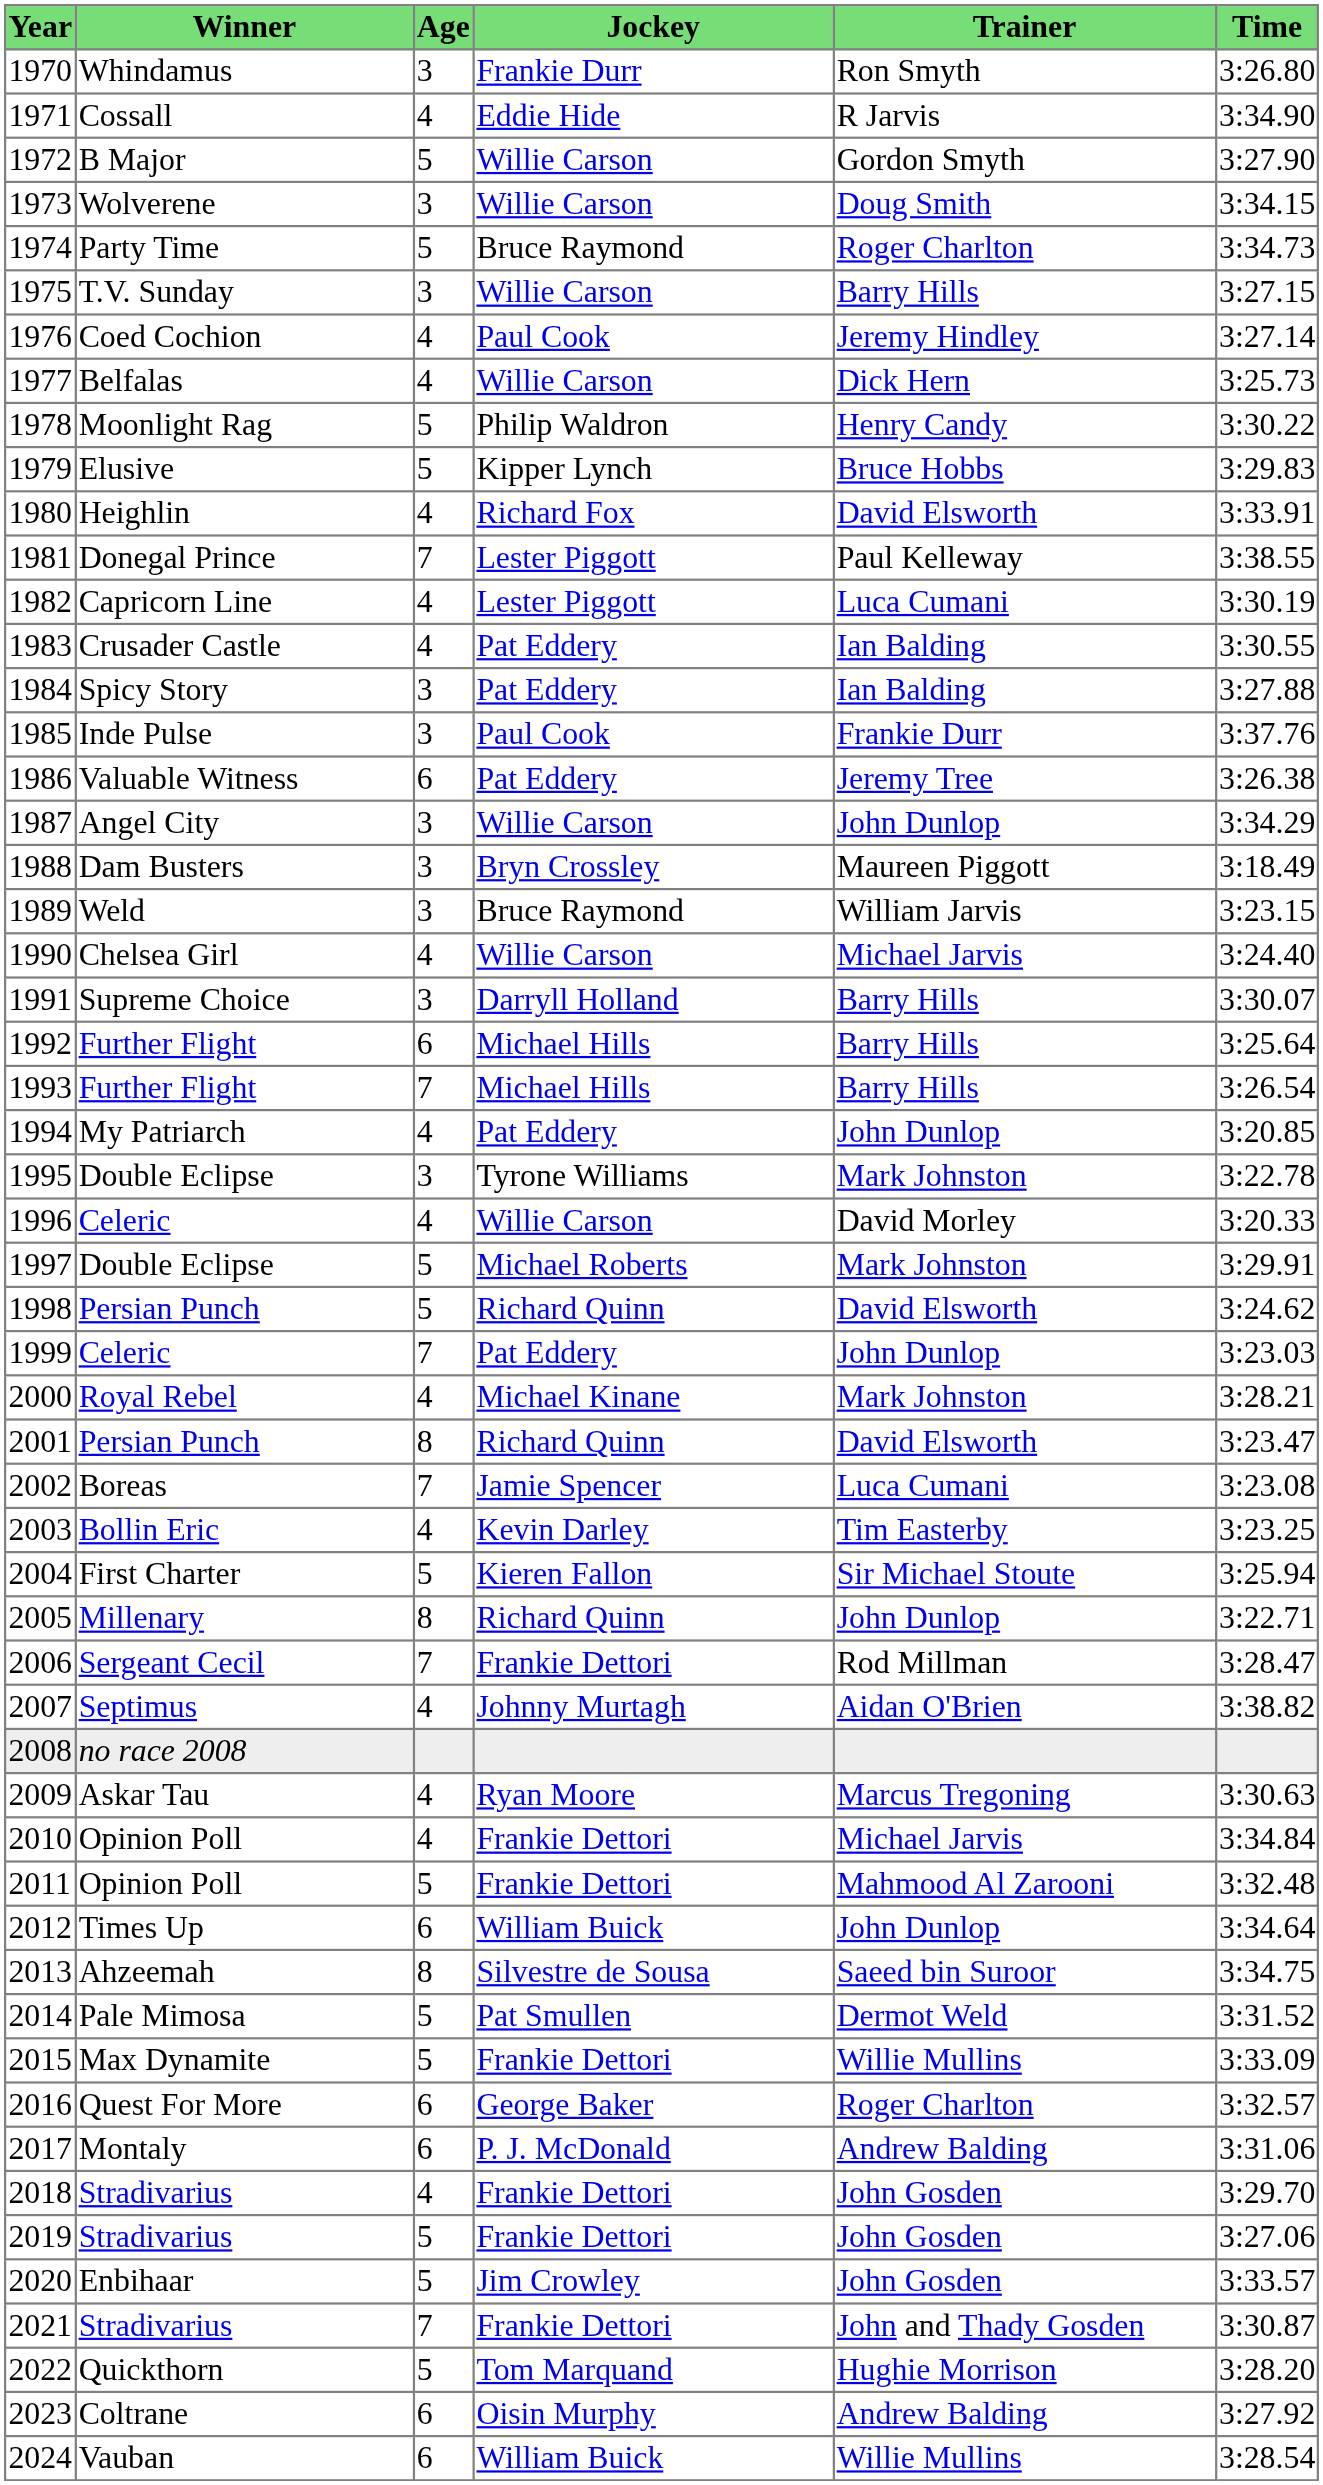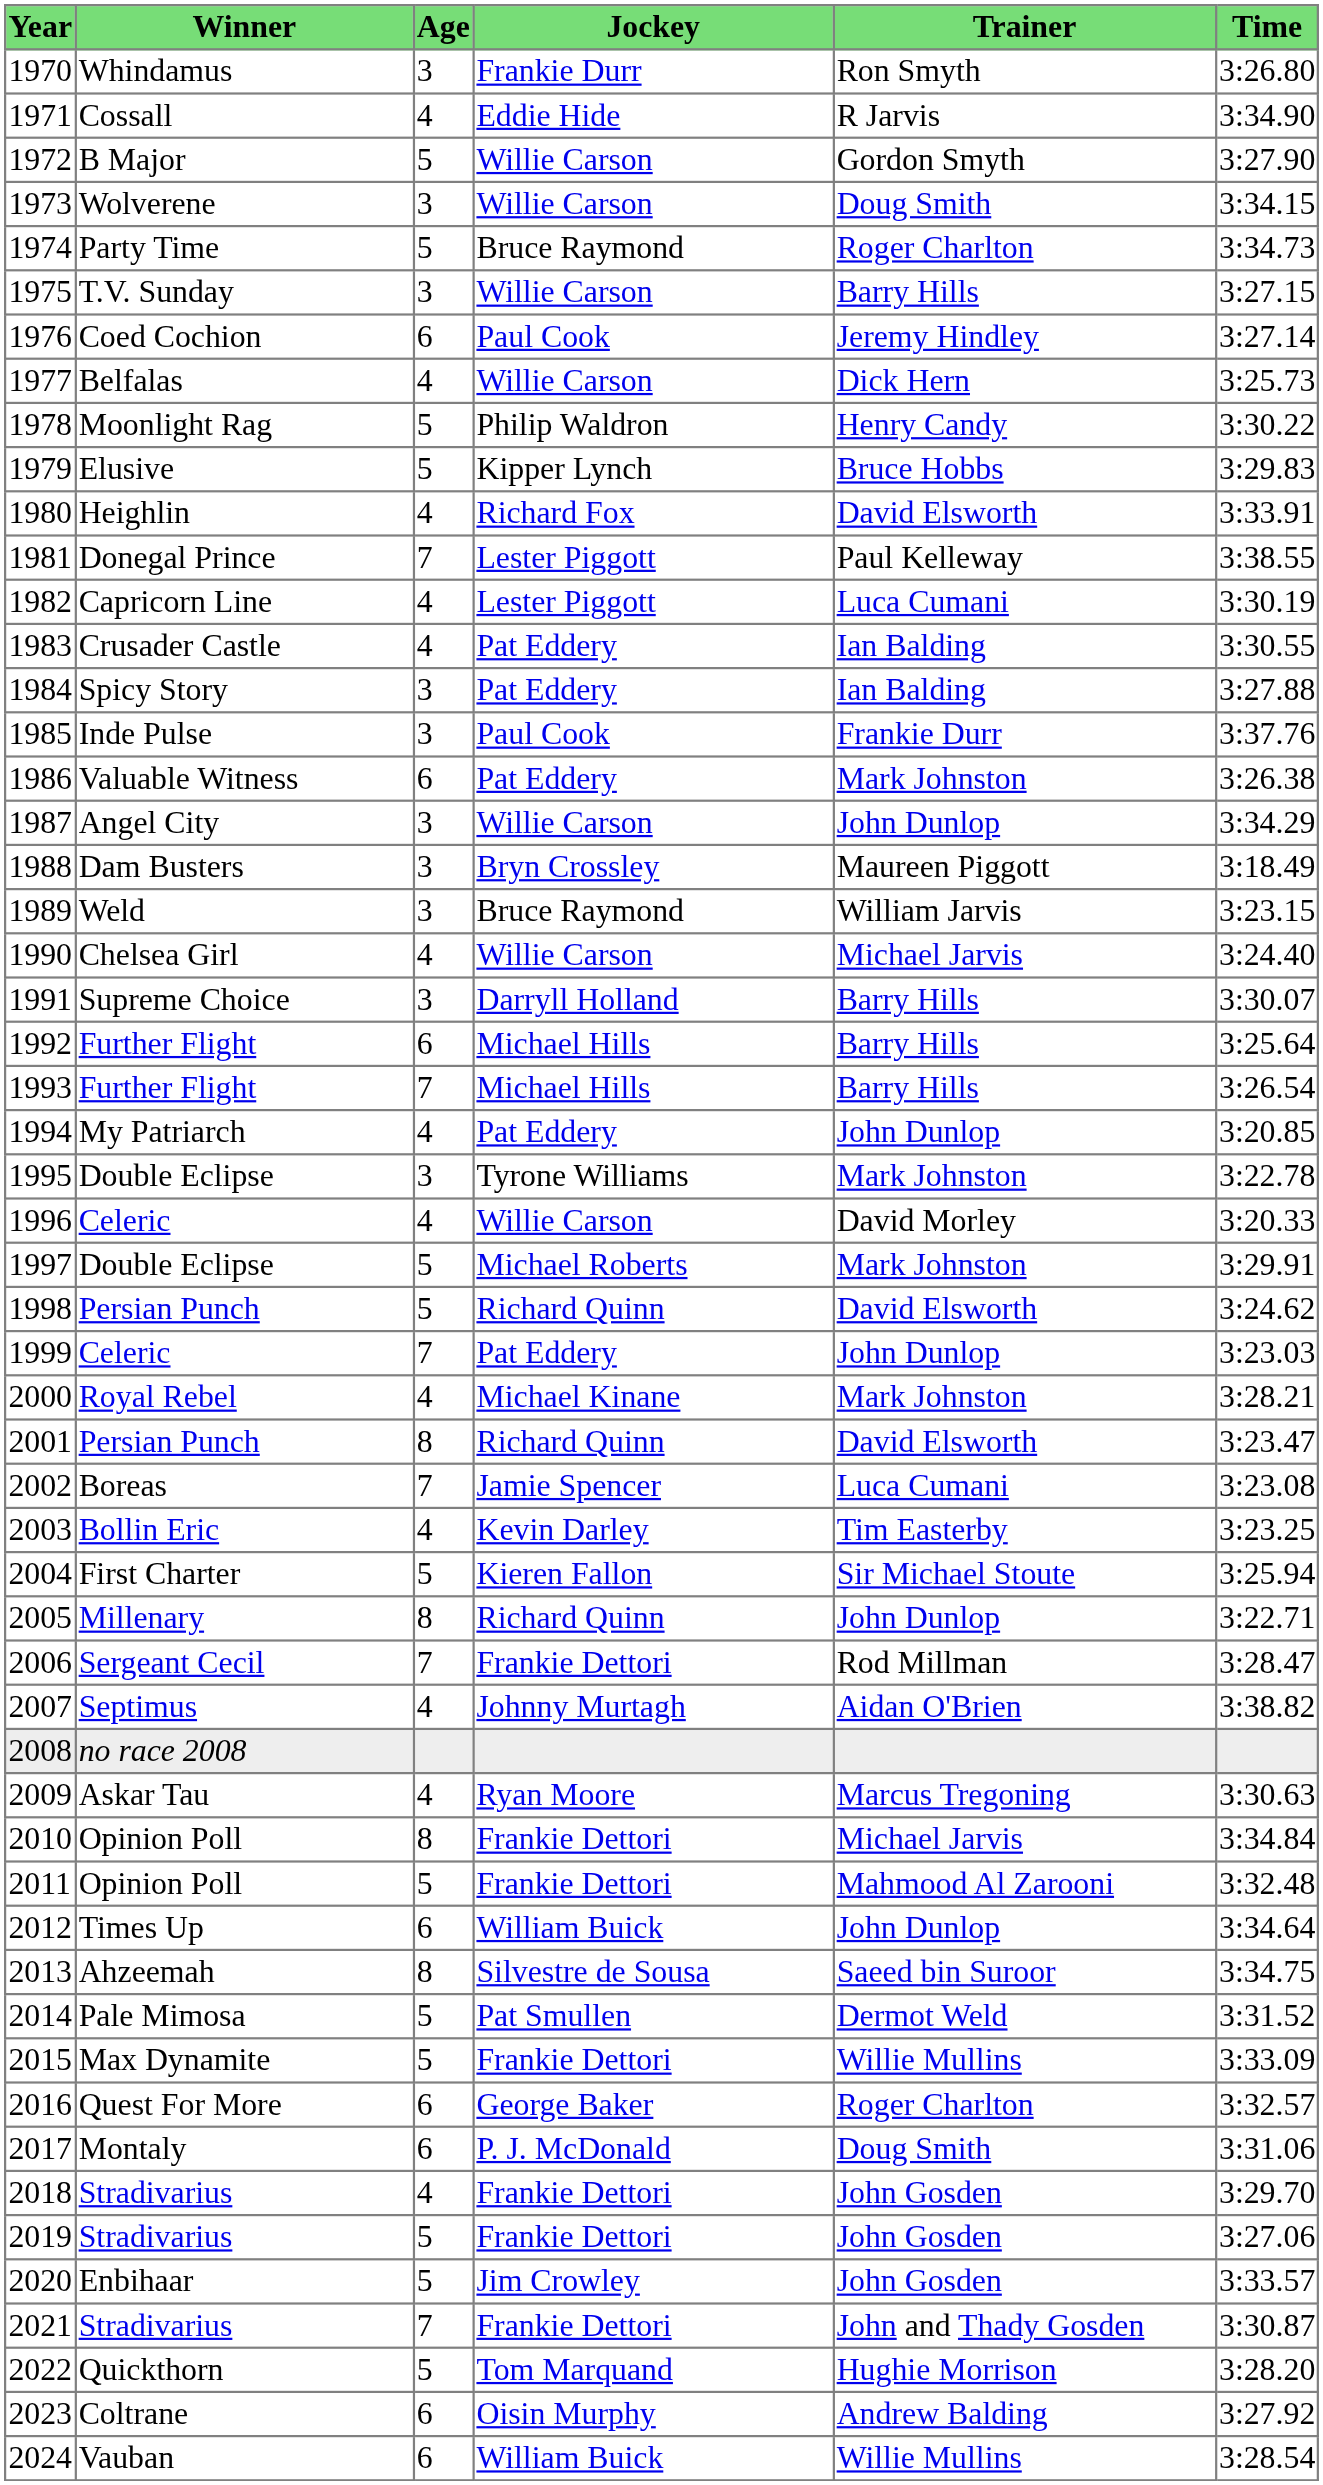(425, 336) 4 -> (425, 336) 6
(915, 778) Jeremy Tree -> (932, 778) Mark Johnston
(425, 1838) 4 -> (425, 1838) 8
(942, 2148) Andrew Balding -> (914, 2148) Doug Smith
